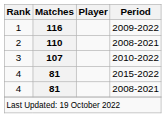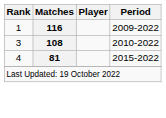- row: (18, 43)
(54, 58) 107 -> (54, 43) 108
- row: (18, 89)
